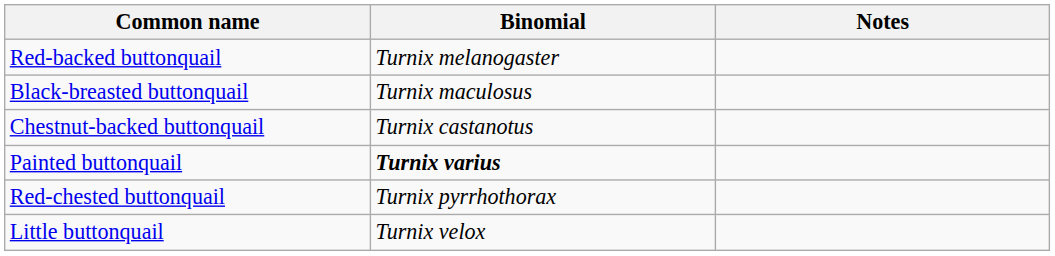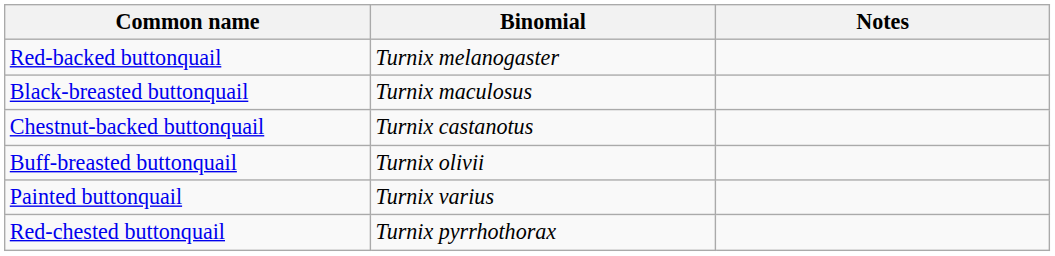+ row: (123, 162)
(438, 162) bold -> (435, 197) normal
- row: (87, 232)
